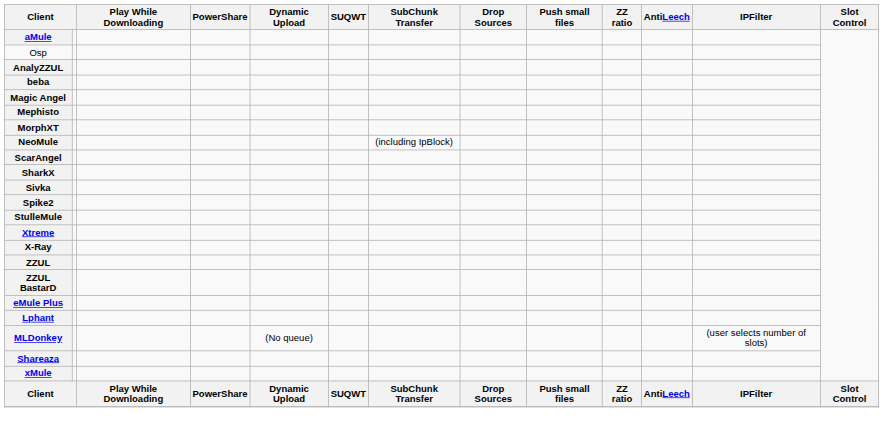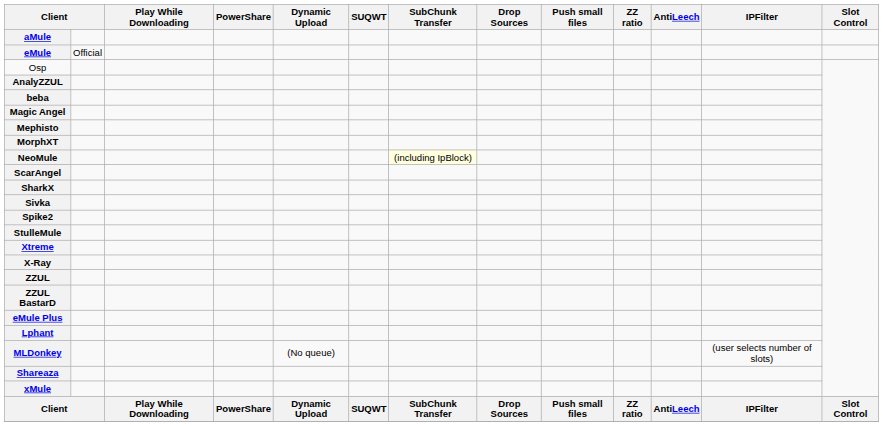+ row: (38, 52)
(414, 142) no background -> (433, 157) lightyellow background
